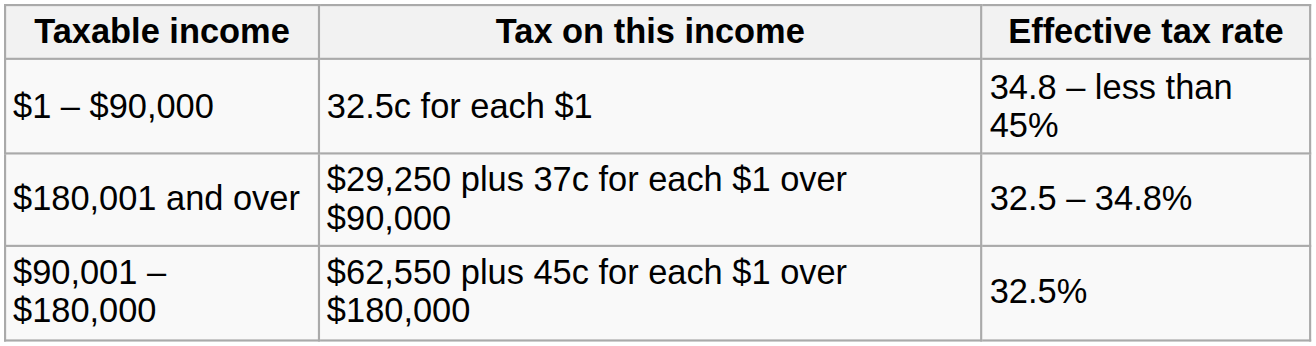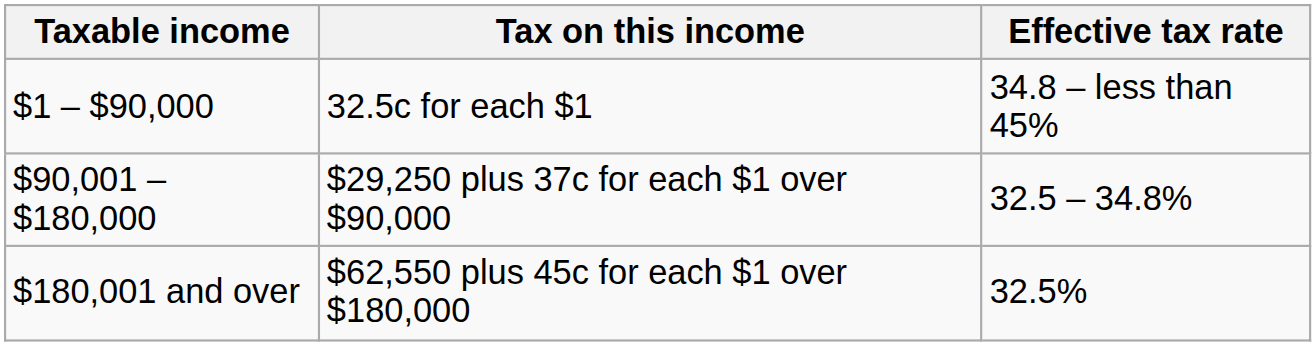(156, 198) $180,001 and over -> (90, 198) $90,001 – $180,000
(90, 292) $90,001 – $180,000 -> (156, 292) $180,001 and over
